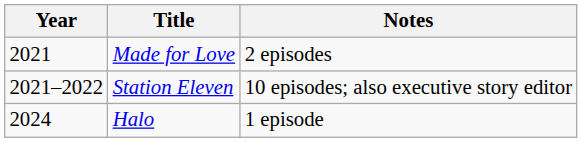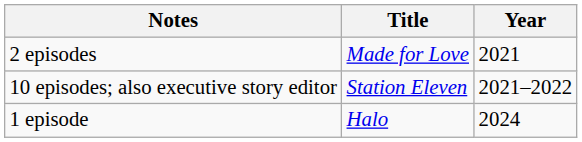columns swapped: (56, 20) <-> (408, 20)
